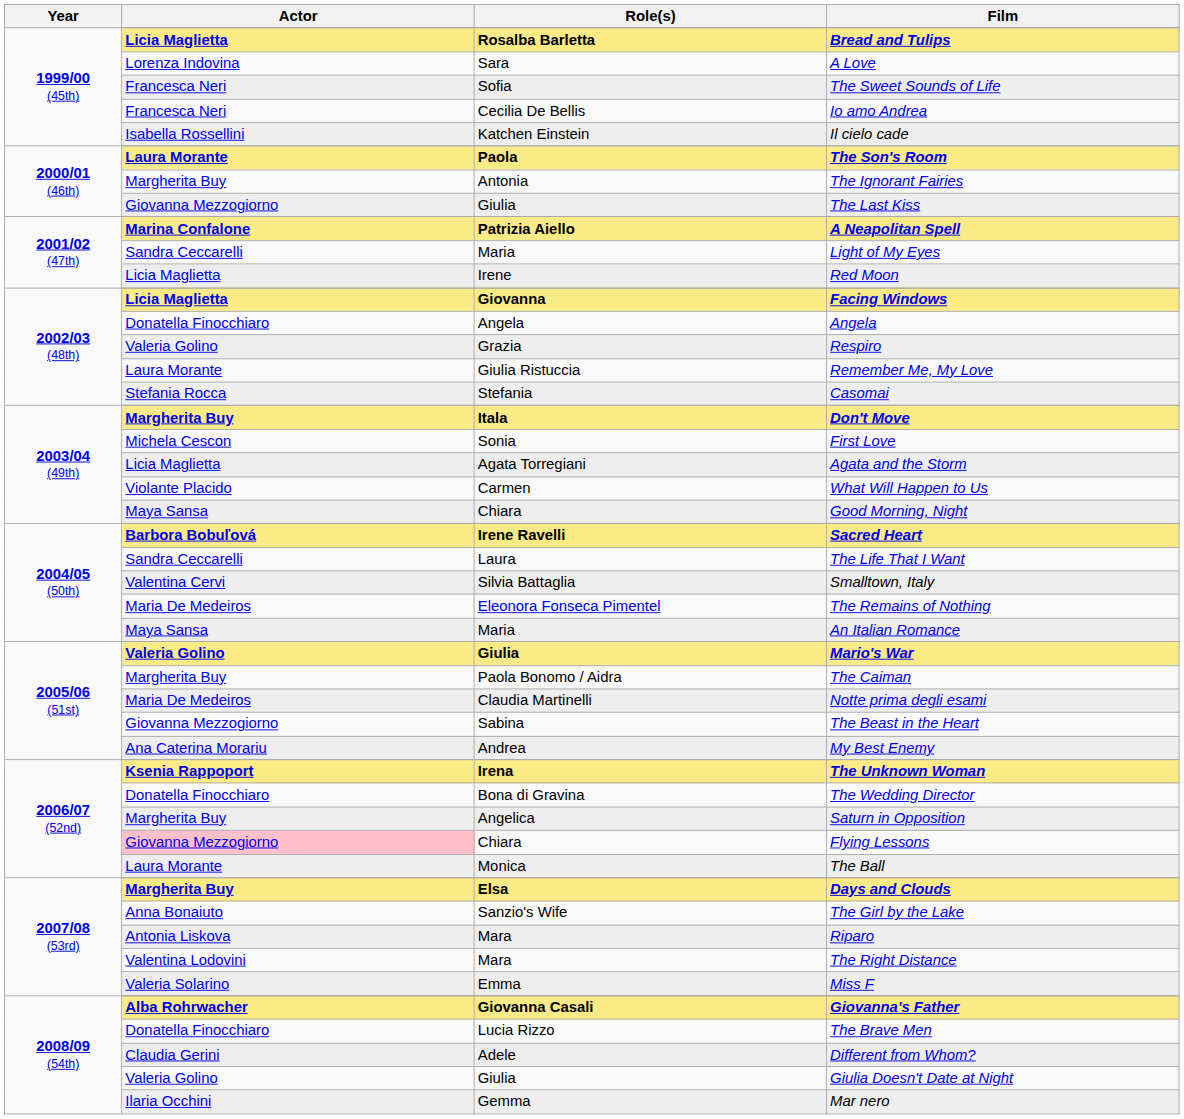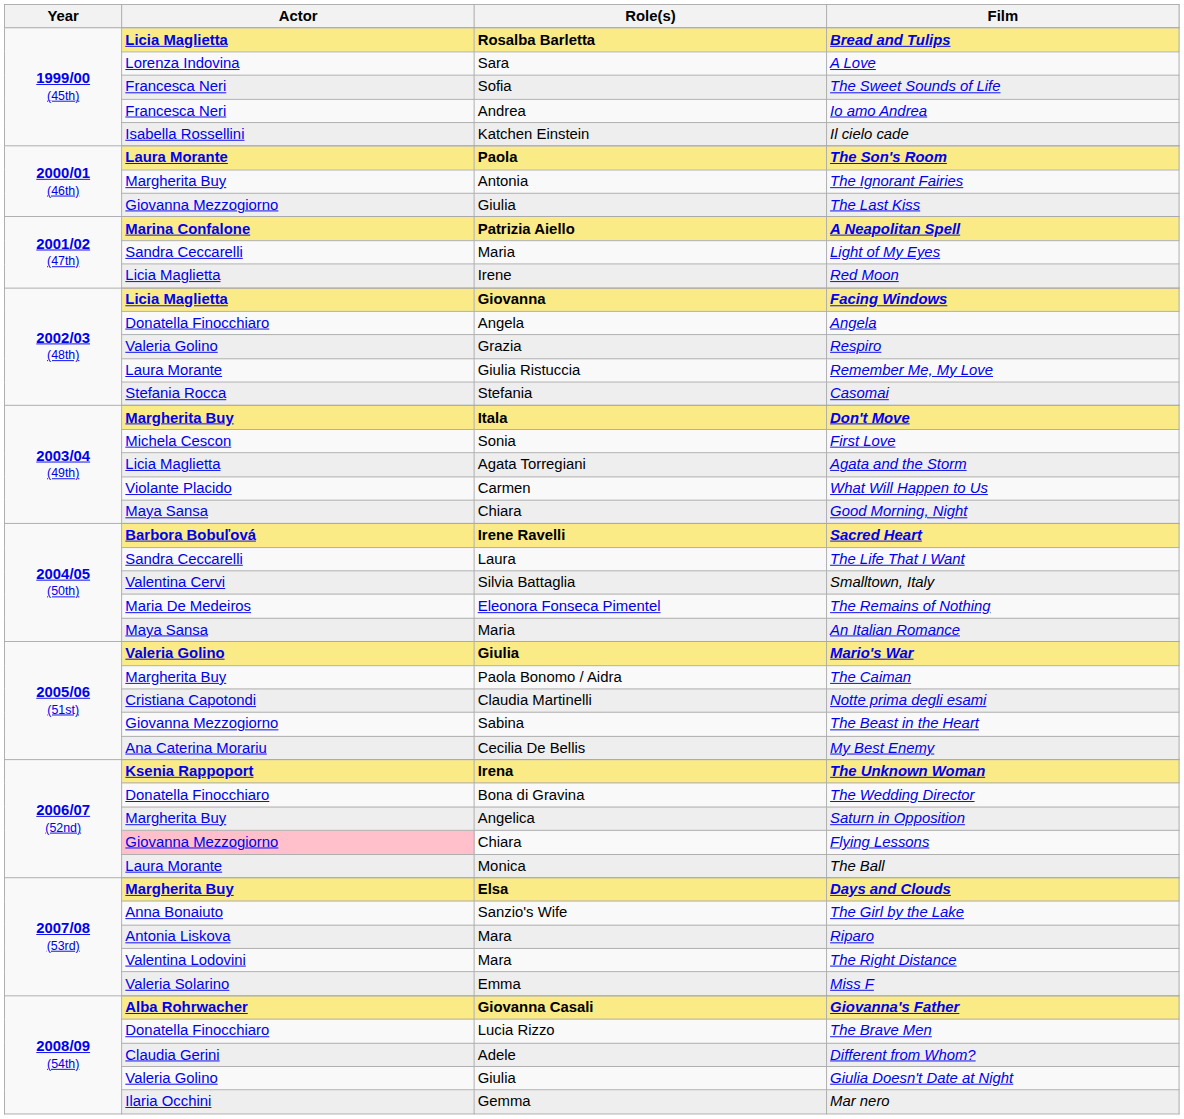(531, 110) Cecilia De Bellis -> (502, 110) Andrea
(188, 700) Maria De Medeiros -> (191, 700) Cristiana Capotondi
(502, 747) Andrea -> (531, 747) Cecilia De Bellis
